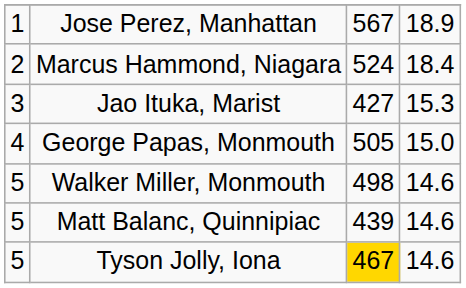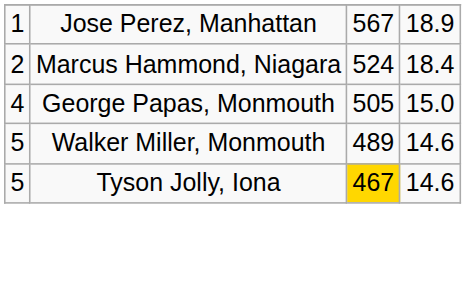- row: (189, 103)
(373, 182) 498 -> (373, 143) 489
- row: (189, 222)
